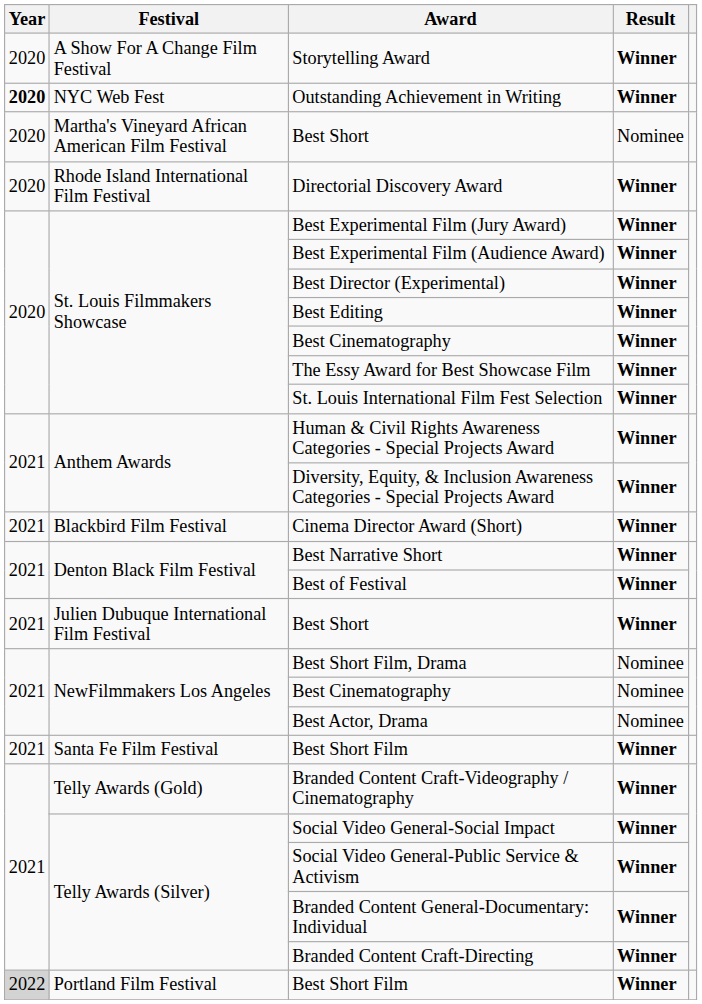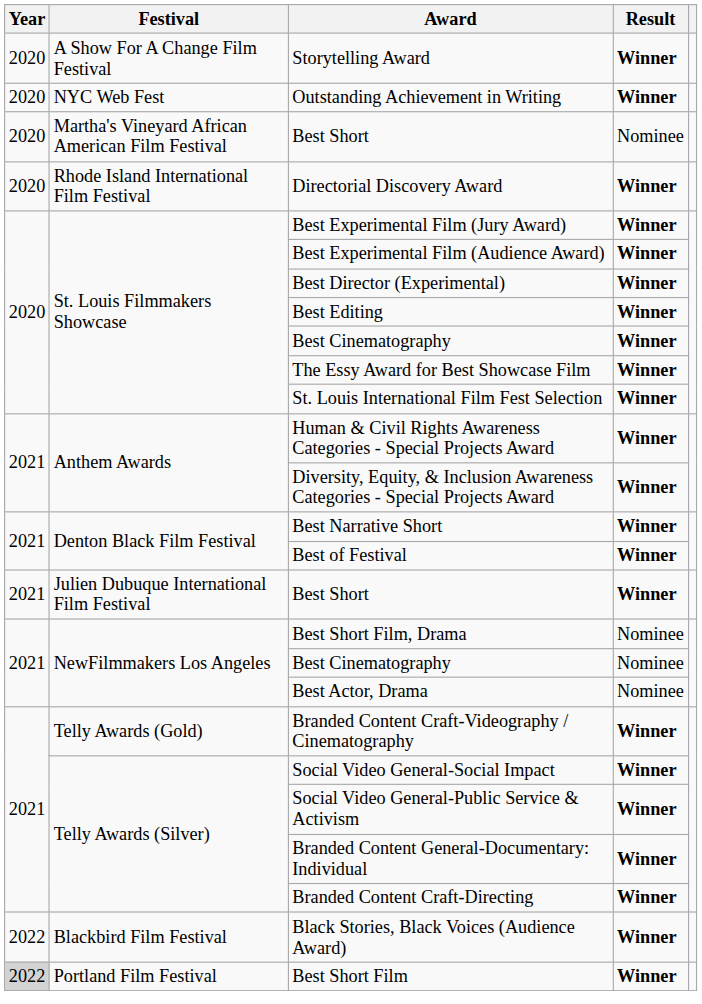(27, 97) bold -> (27, 97) normal
- row: (140, 526)
- row: (136, 749)
+ row: (140, 937)
